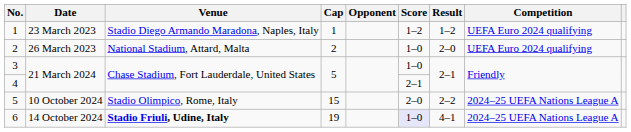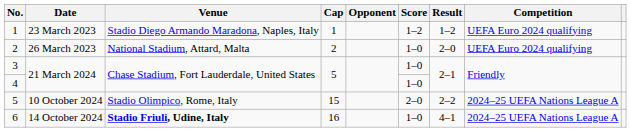(414, 83) 2–1 -> (414, 83) 1–0
(334, 118) 19 -> (334, 118) 16
(414, 118) lavender background -> (414, 118) no background
